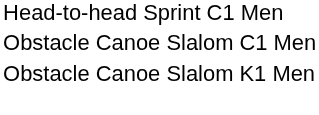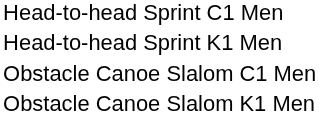+ row: (143, 43)
